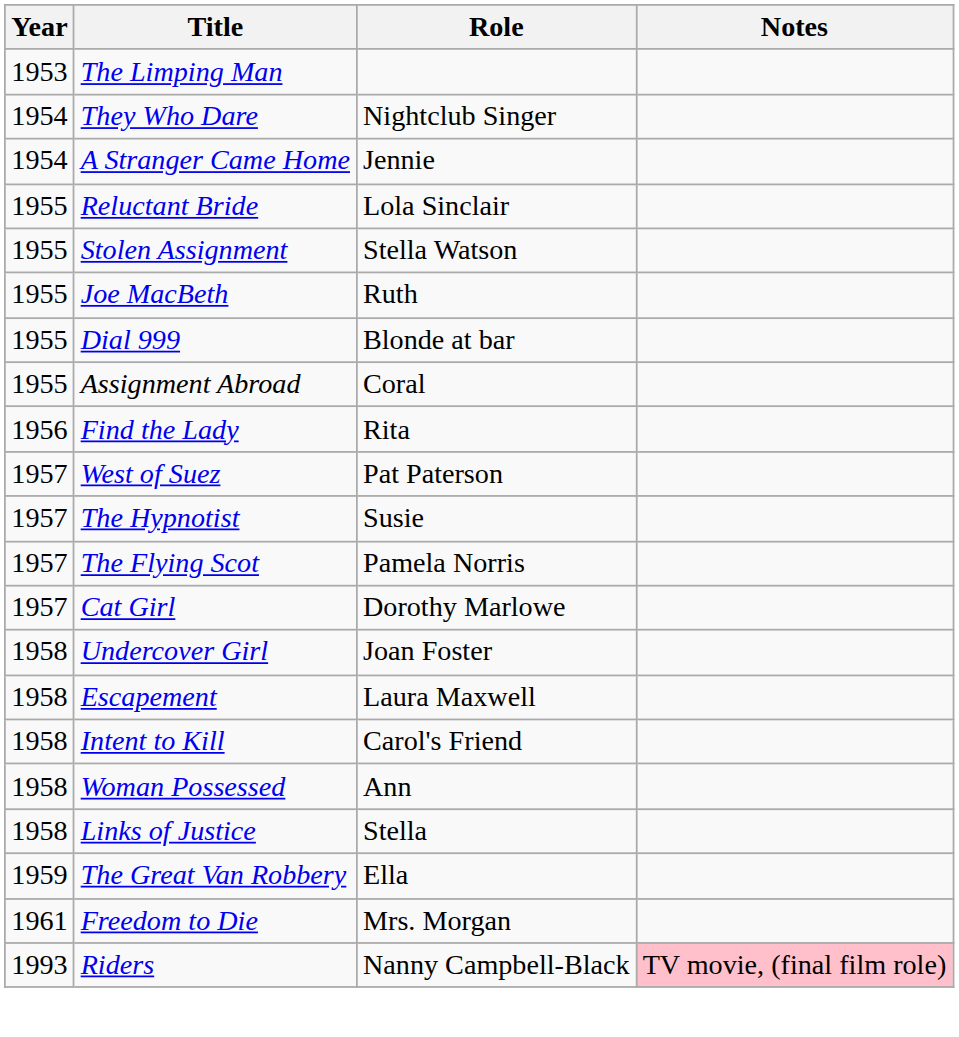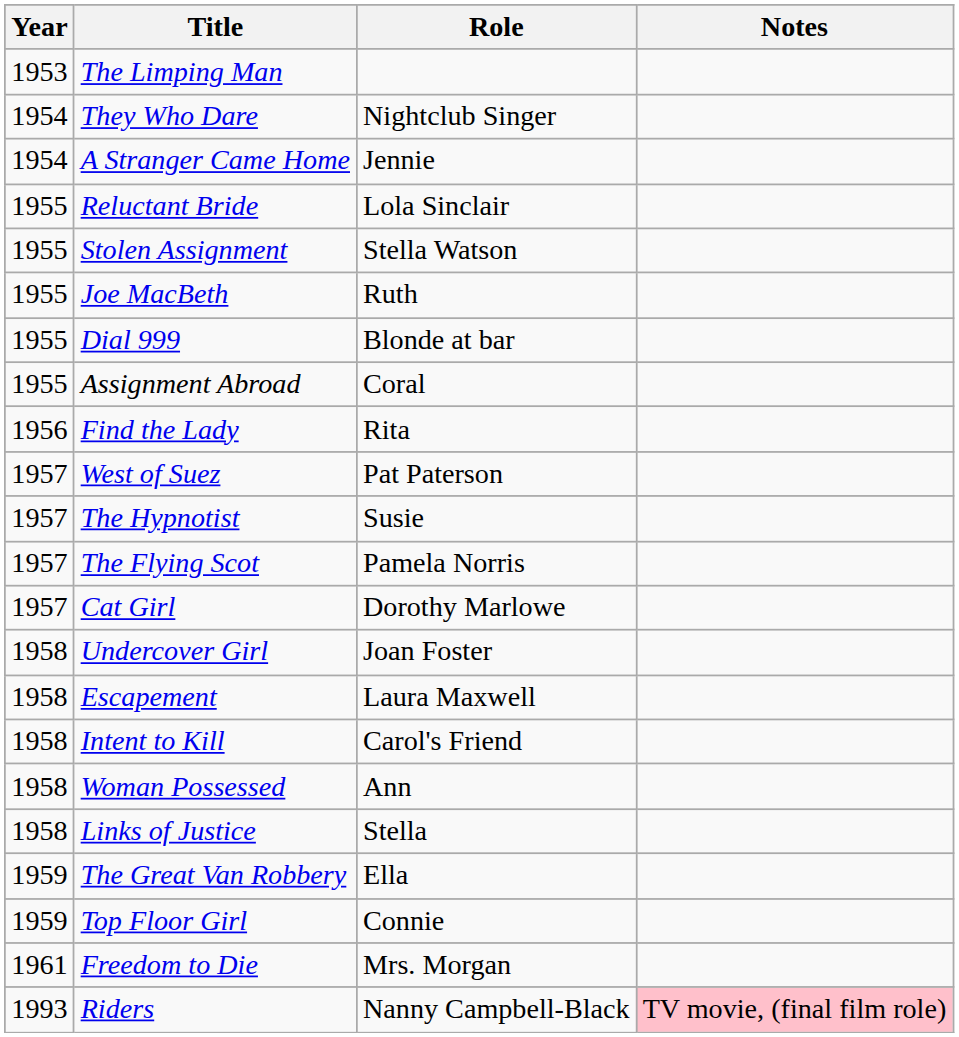+ row: (164, 920)
